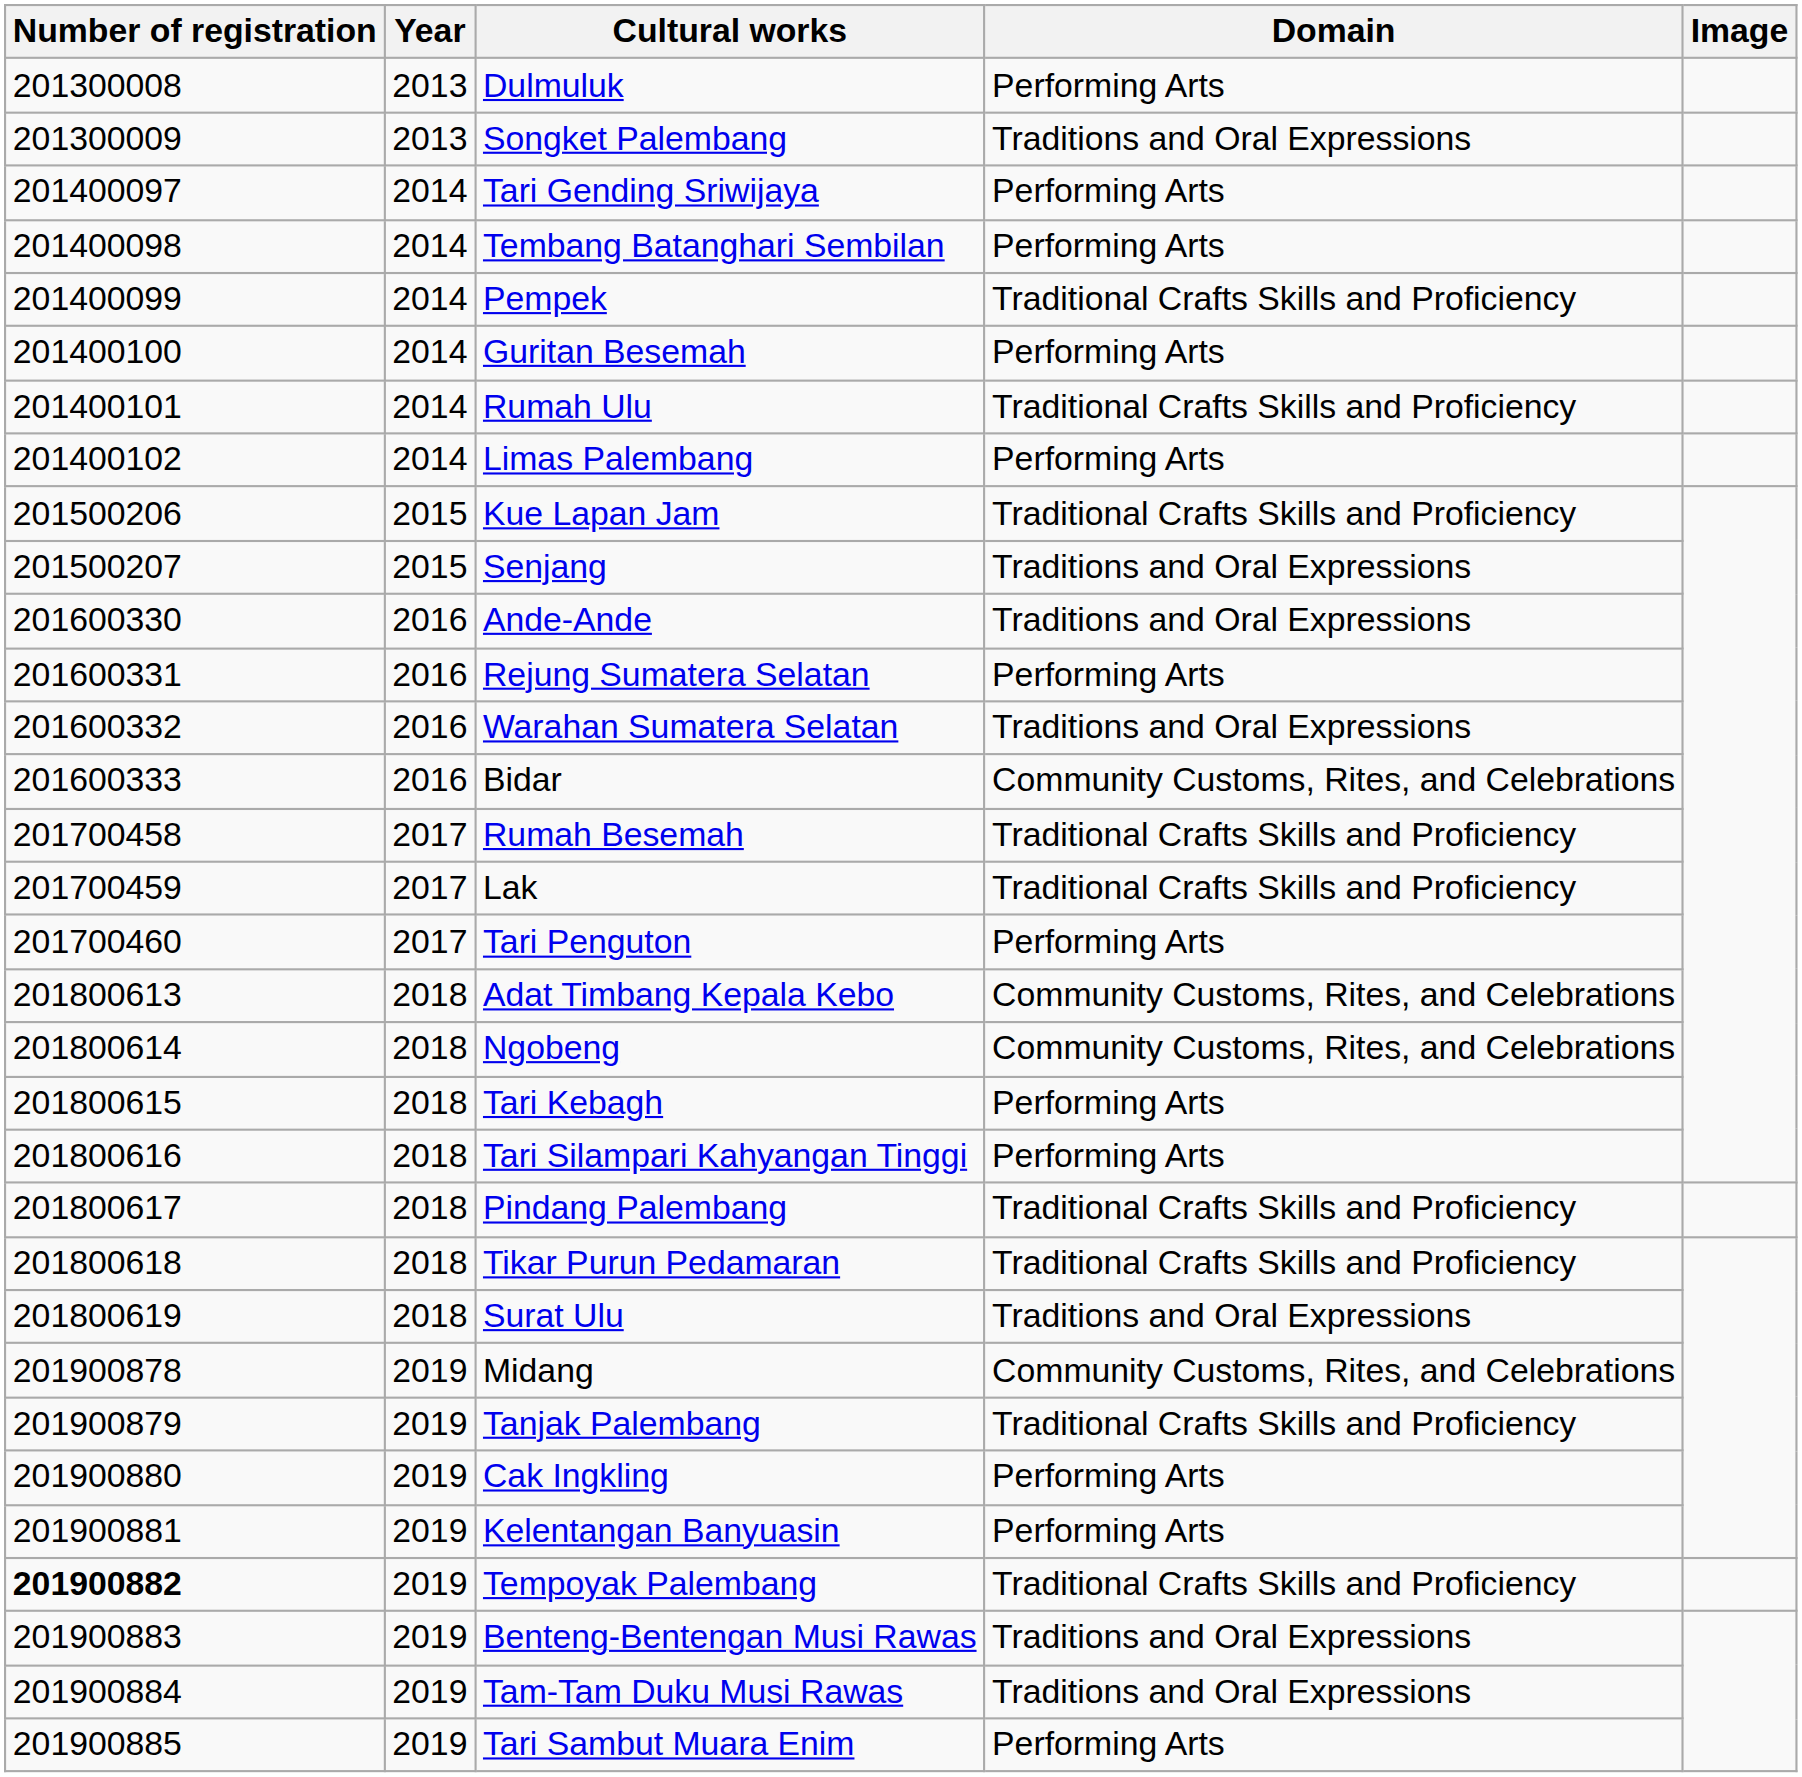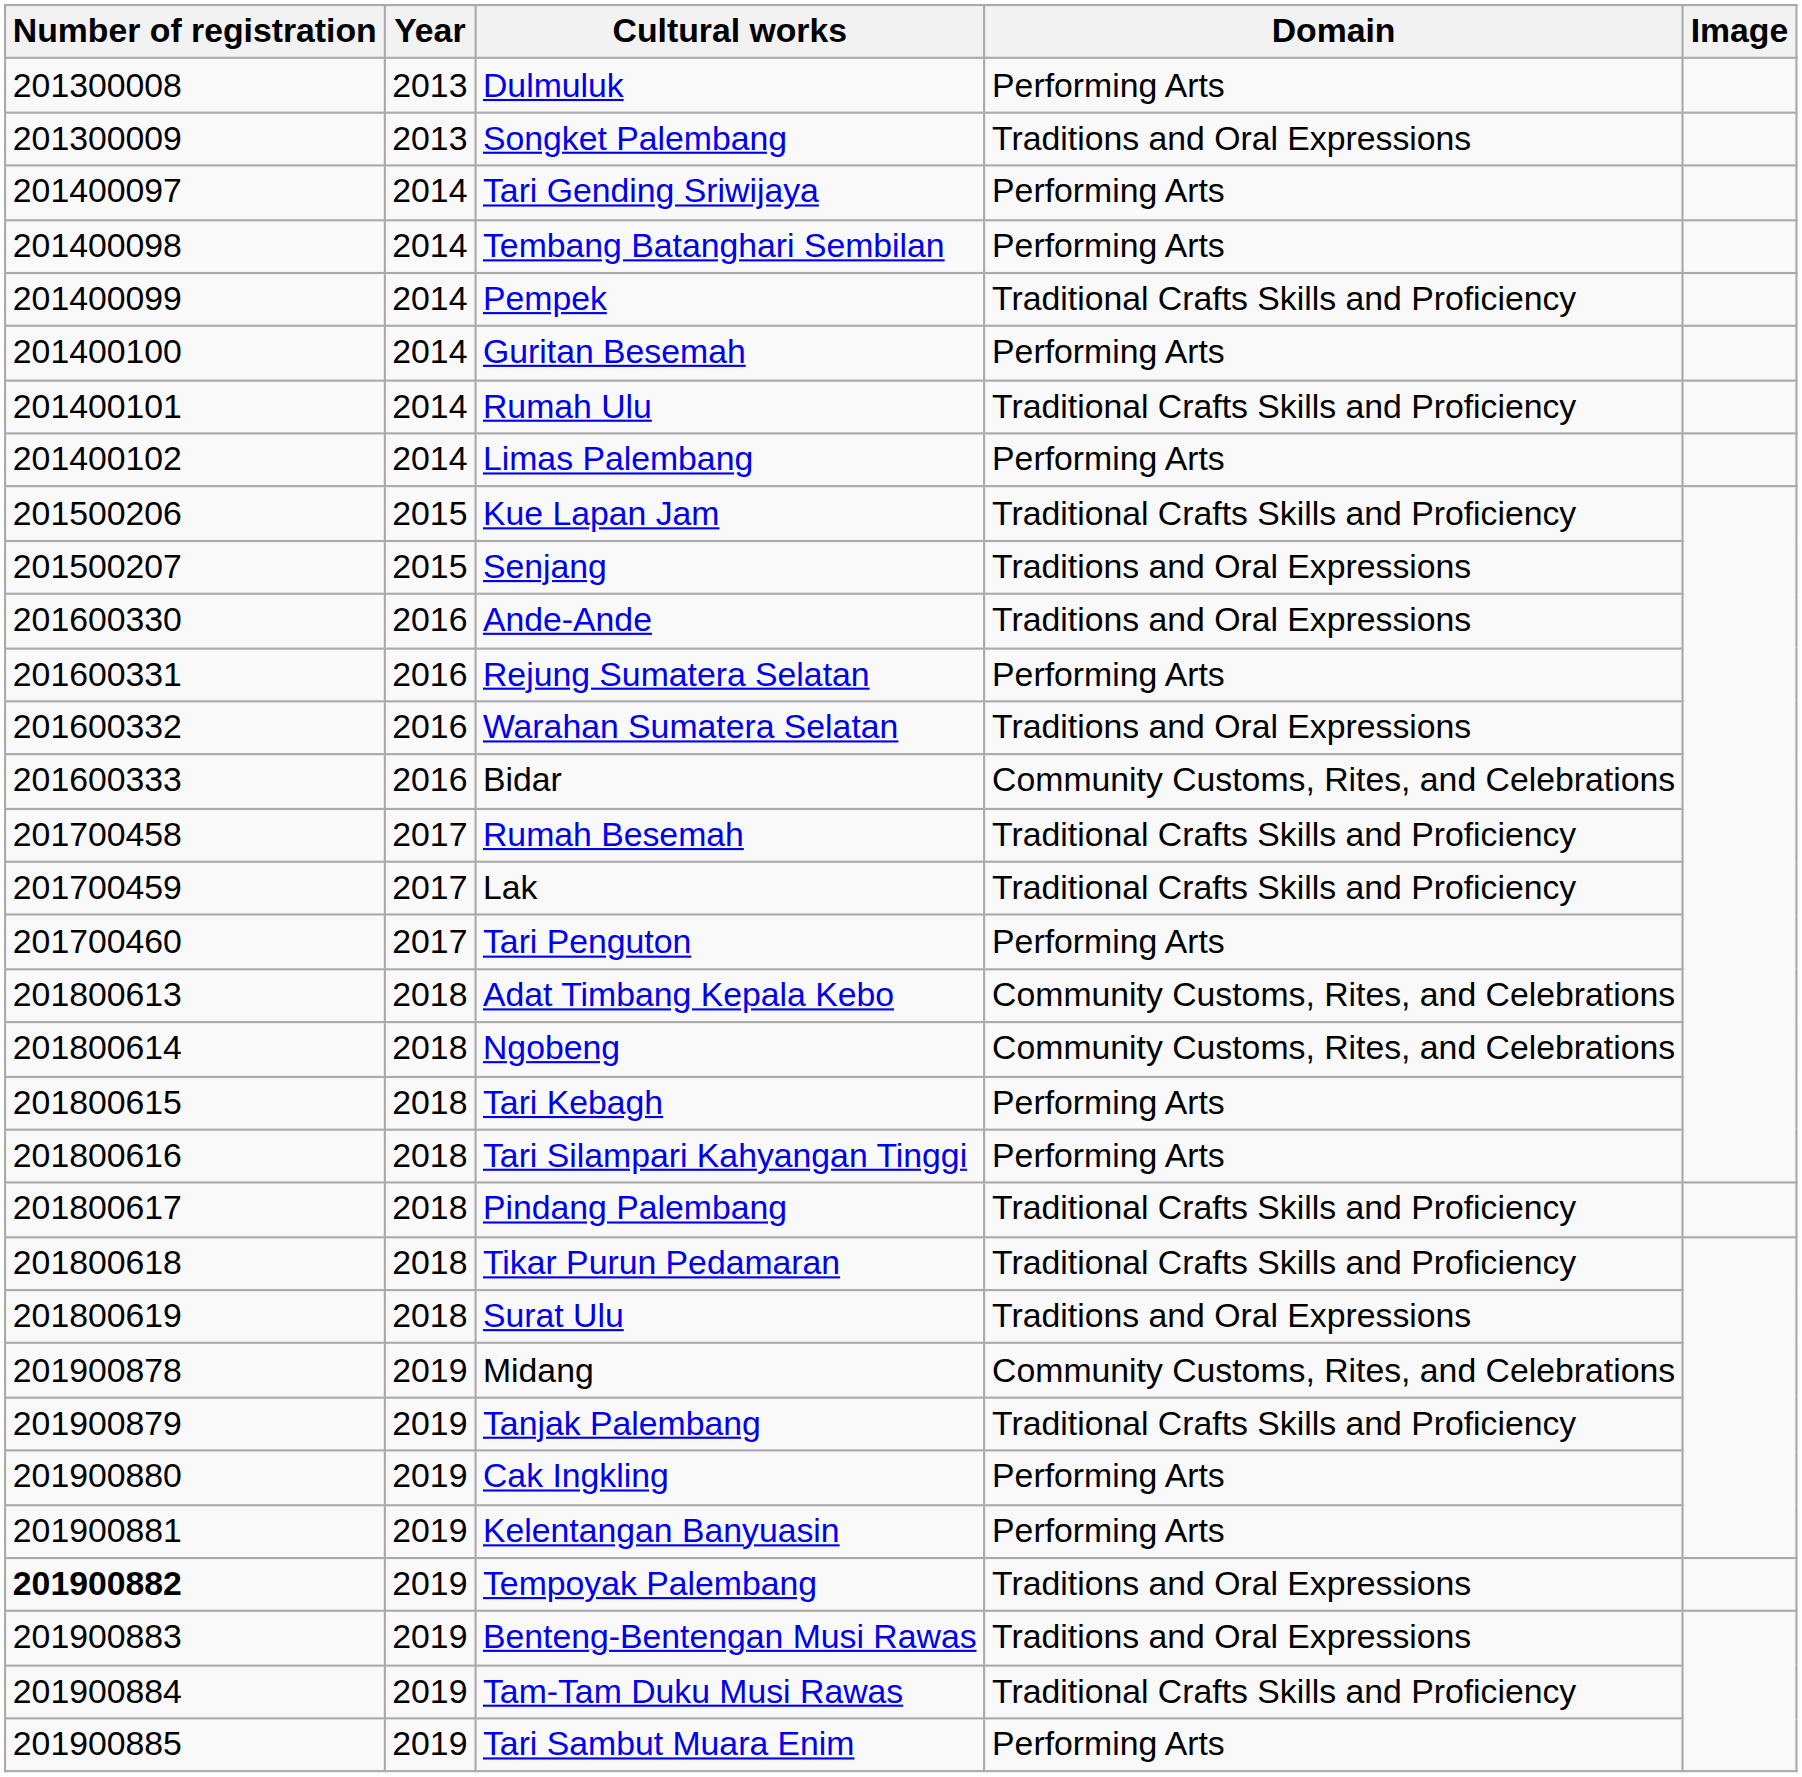(1284, 1583) Traditional Crafts Skills and Proficiency -> (1232, 1583) Traditions and Oral Expressions
(1232, 1691) Traditions and Oral Expressions -> (1284, 1691) Traditional Crafts Skills and Proficiency
